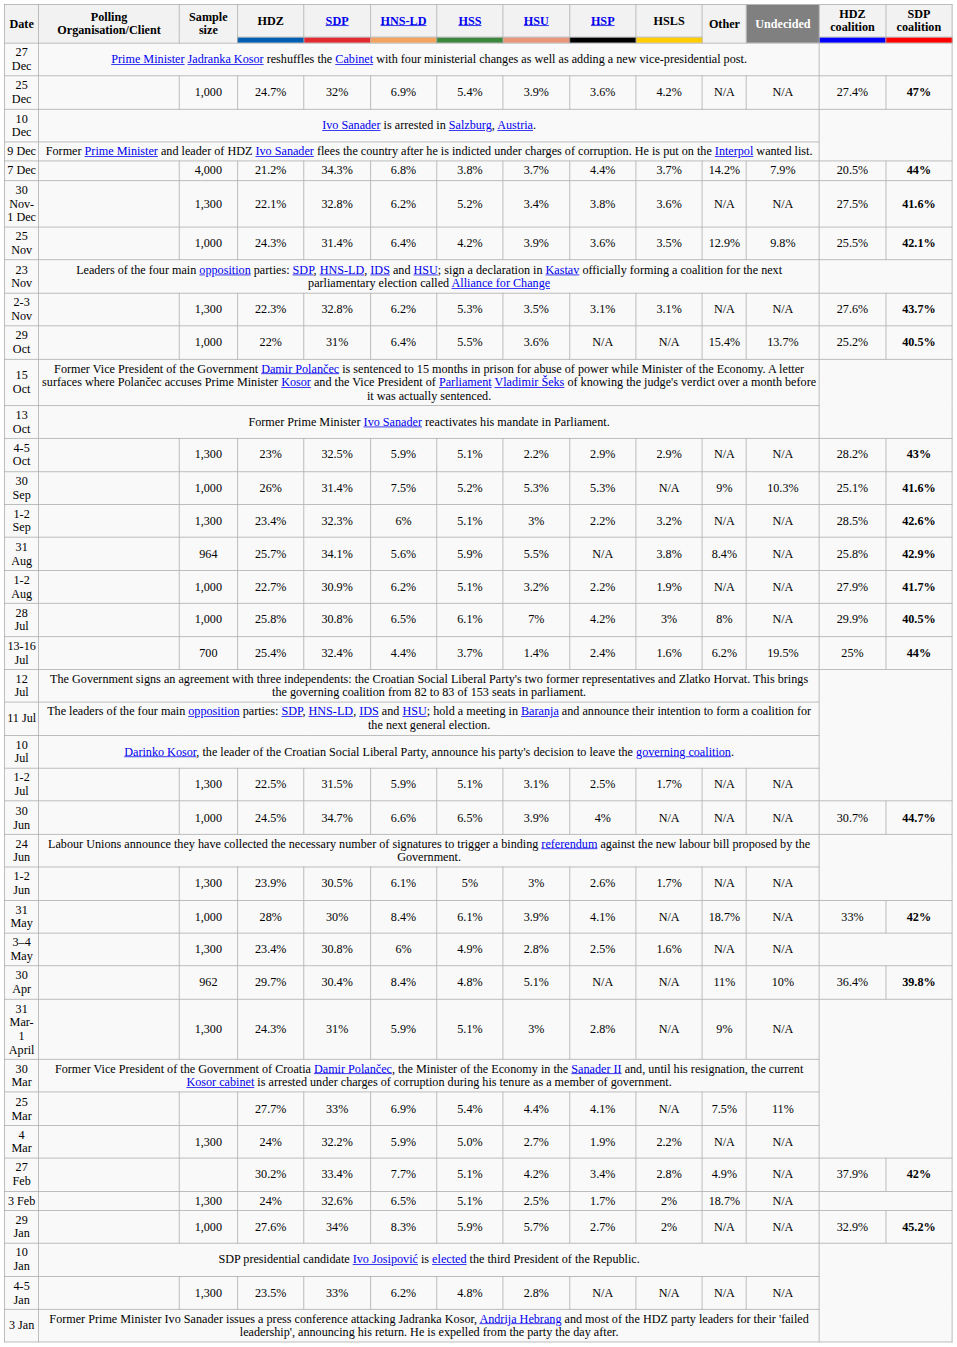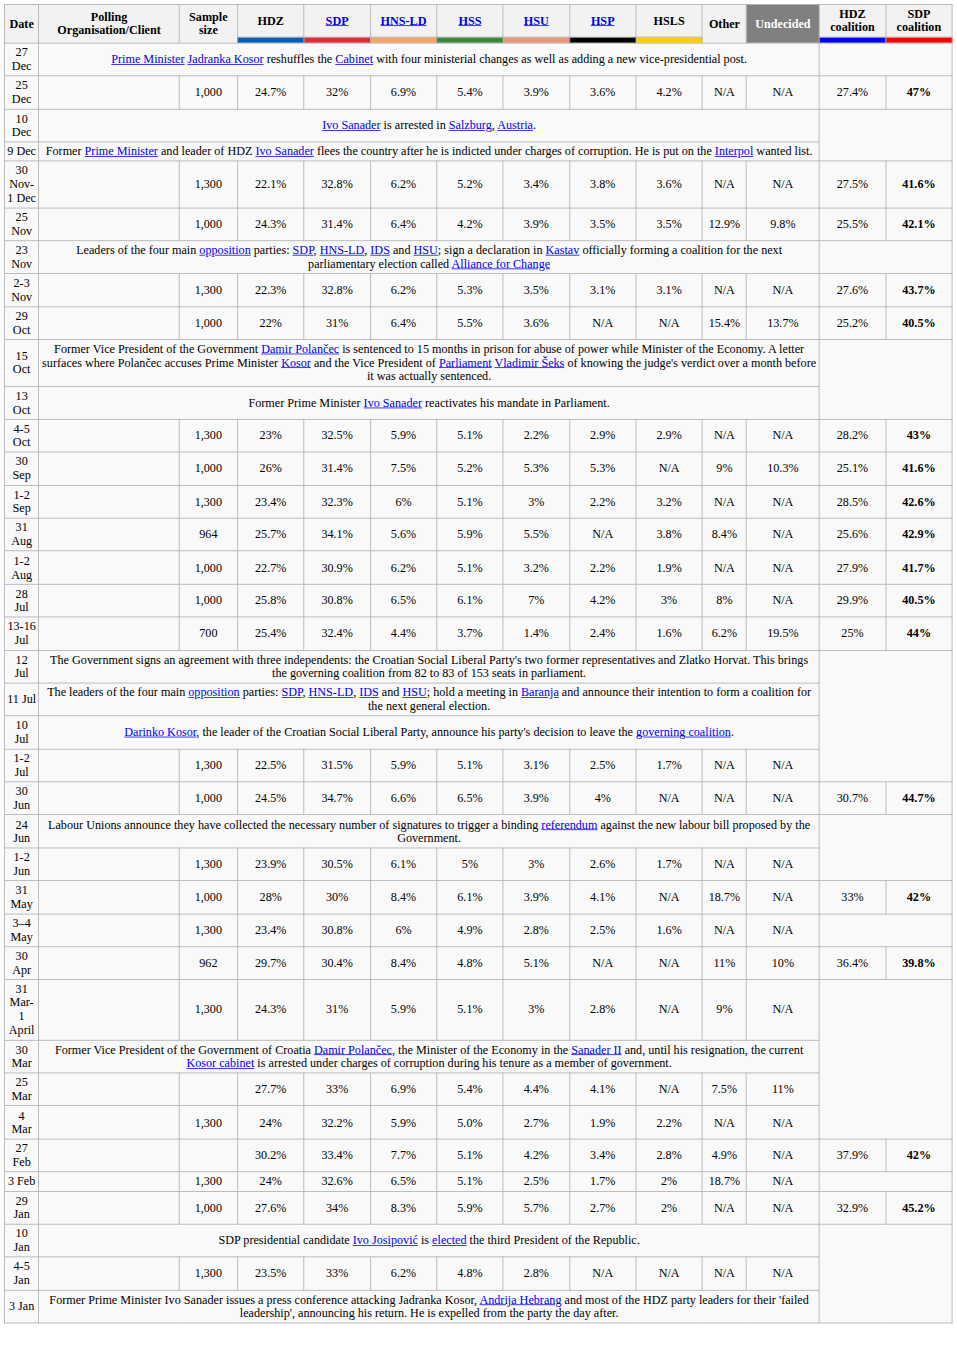- row: (22, 170)
(603, 243) 3.6% -> (603, 224) 3.5%
(852, 554) 25.8% -> (852, 534) 25.6%
